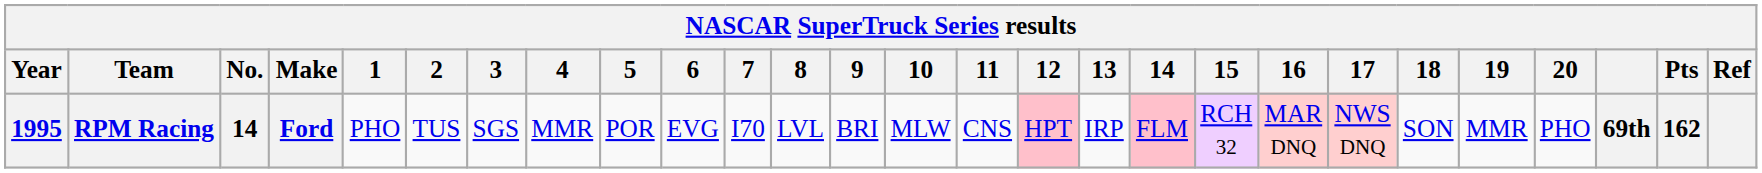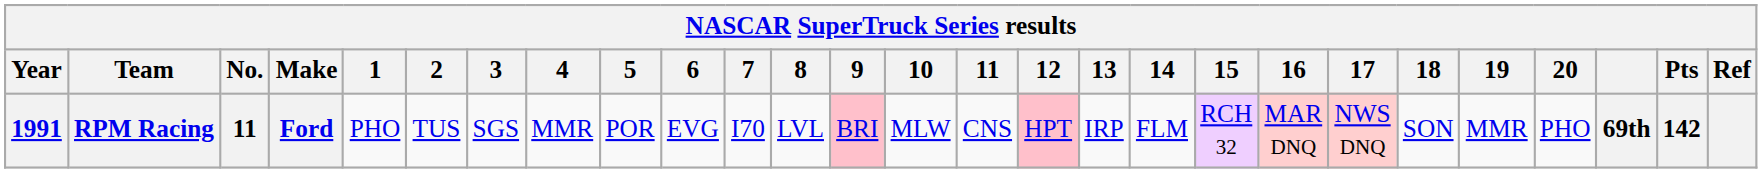(36, 129) 1995 -> (36, 129) 1991
(245, 129) 14 -> (245, 129) 11
(857, 129) no background -> (857, 129) pink background
(1162, 129) pink background -> (1162, 129) no background
(1682, 129) 162 -> (1682, 129) 142
